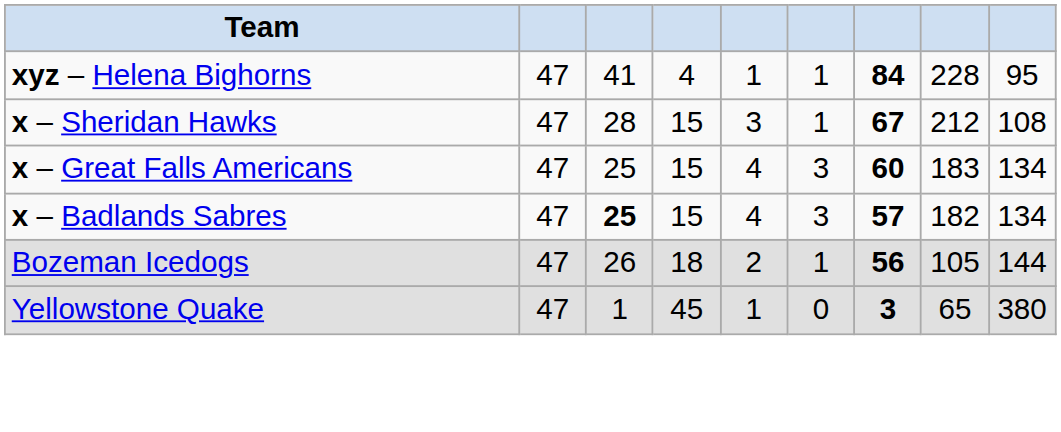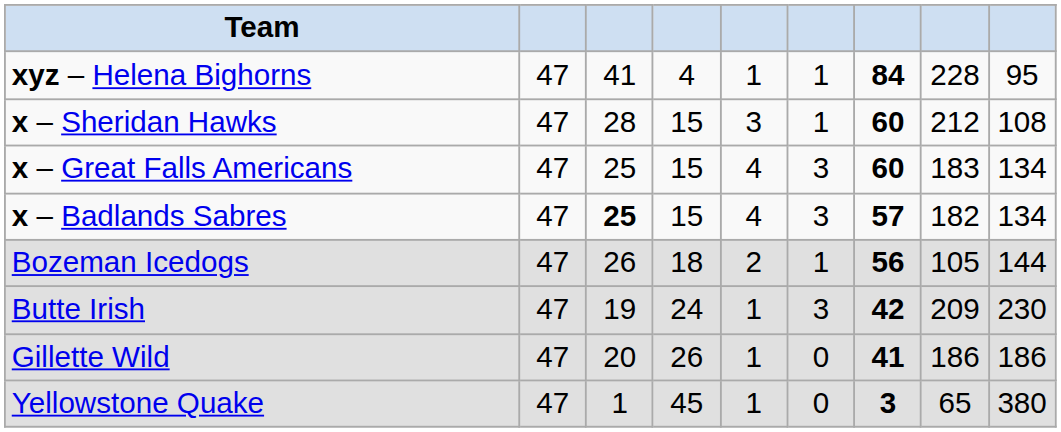(888, 121) 67 -> (888, 121) 60
+ row: (78, 309)
+ row: (91, 356)
